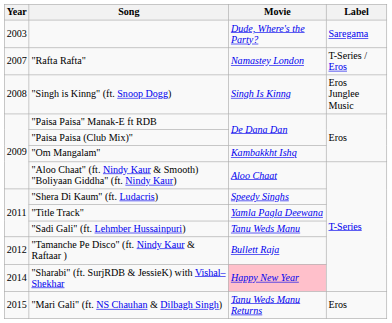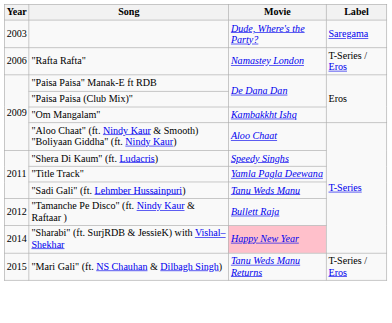(17, 61) 2007 -> (17, 61) 2006
- row: (101, 94)
(338, 305) Eros -> (348, 266) T-Series / Eros
